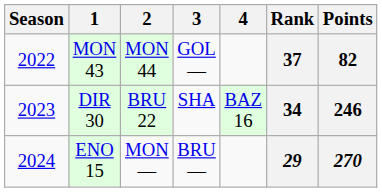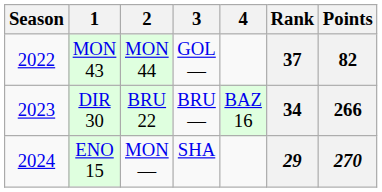(197, 110) SHA -> (197, 110) BRU —
(348, 110) 246 -> (348, 110) 266
(197, 161) BRU — -> (197, 161) SHA
